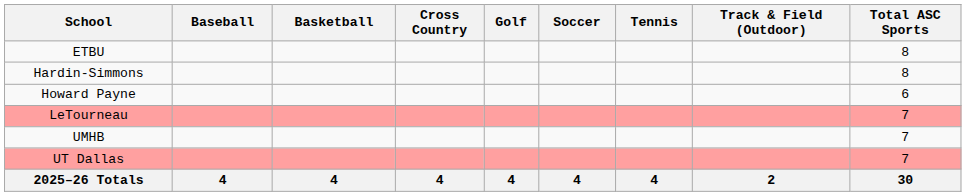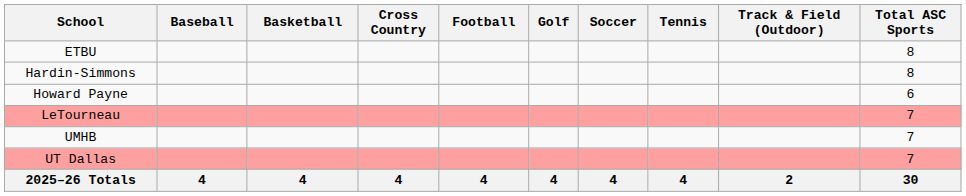+ column: (484, 23)
